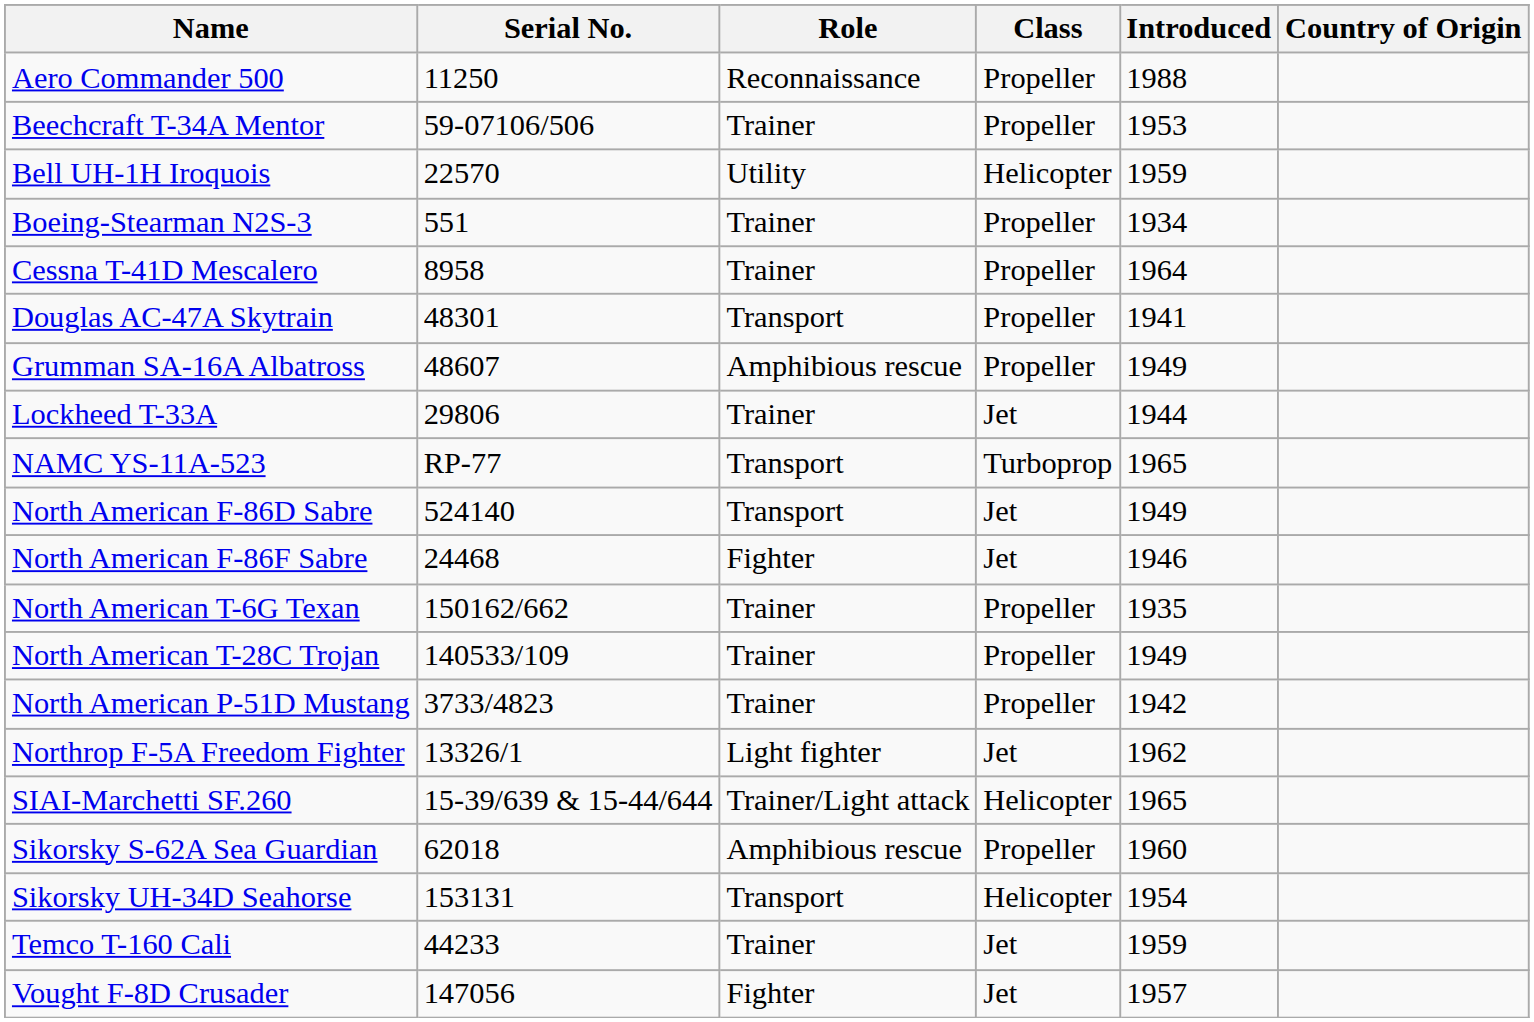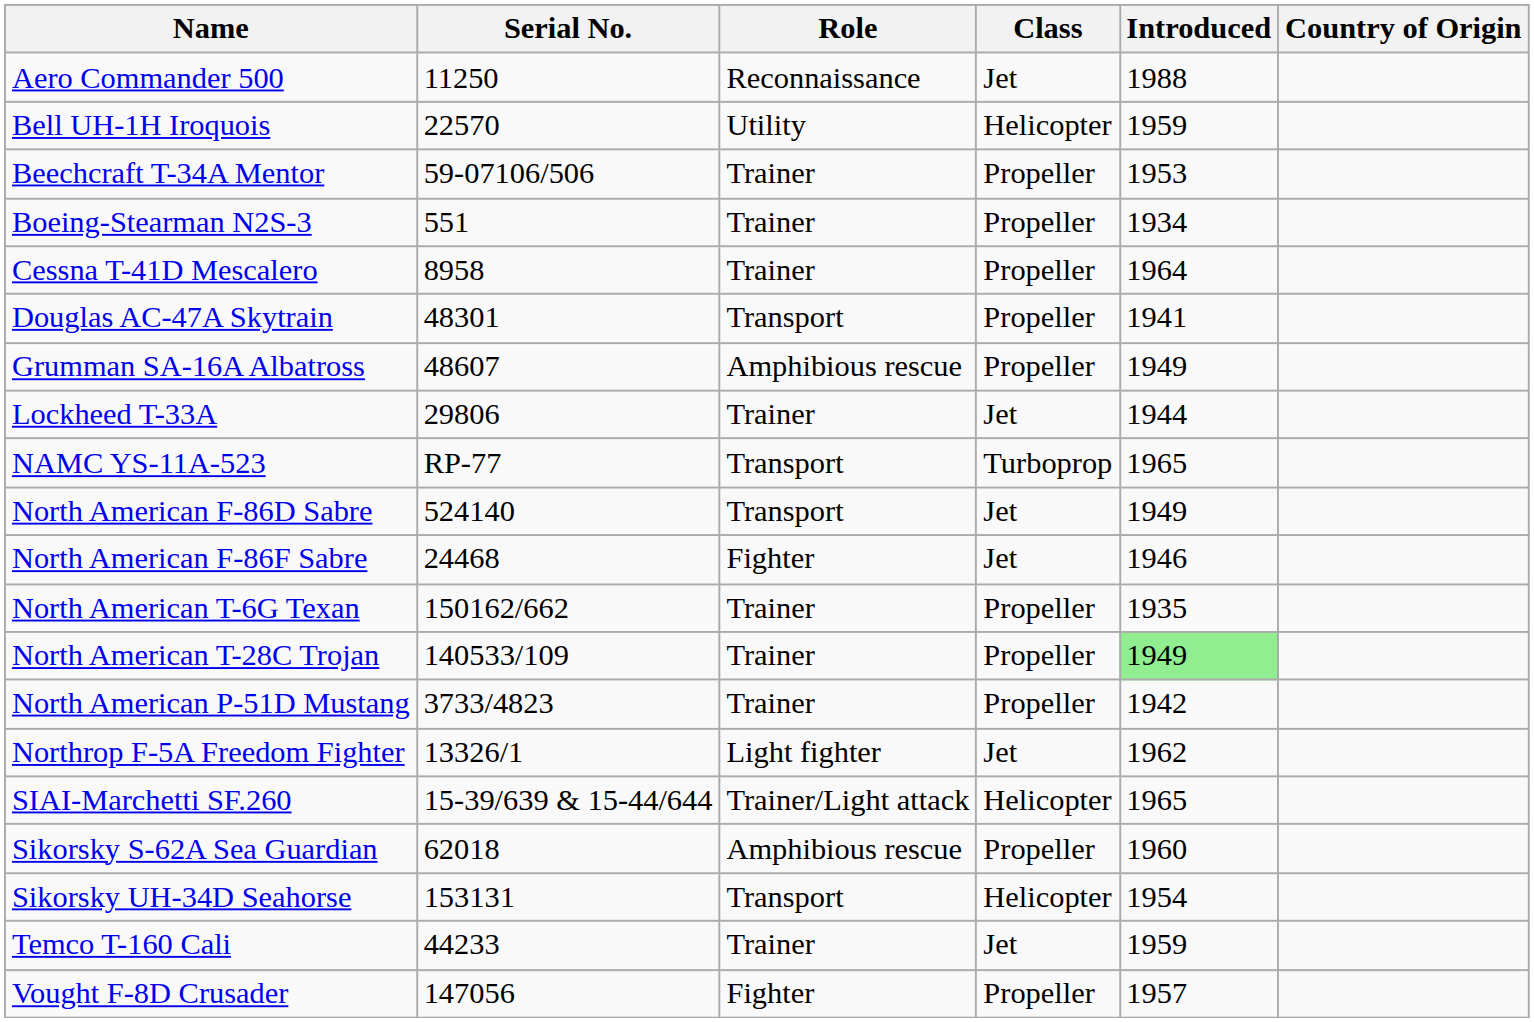(1039, 76) Propeller -> (1000, 76) Jet
rows swapped: (168, 125) <-> (141, 173)
(1157, 655) no background -> (1157, 655) lightgreen background
(1000, 992) Jet -> (1039, 992) Propeller
